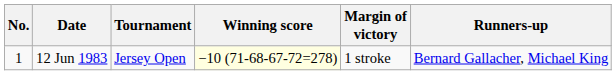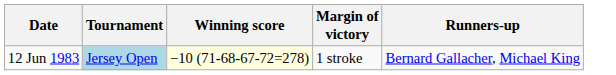- column: (19, 25)
(150, 58) no background -> (122, 58) lightblue background
